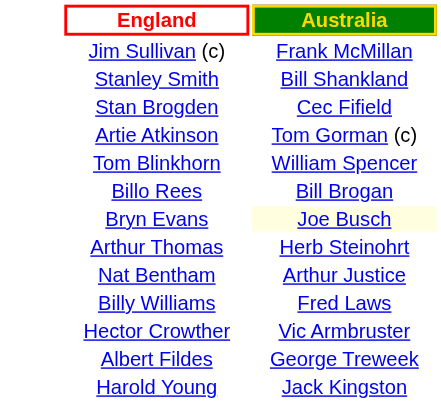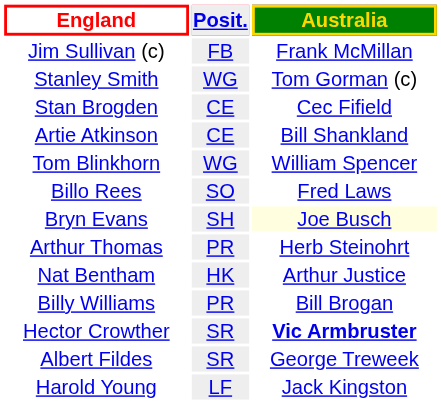+ column: (220, 20)
(344, 79) Bill Shankland -> (344, 79) Tom Gorman (c)
(344, 135) Tom Gorman (c) -> (344, 135) Bill Shankland
(344, 191) Bill Brogan -> (344, 191) Fred Laws
(344, 303) Fred Laws -> (344, 303) Bill Brogan
(344, 331) normal -> (344, 331) bold
